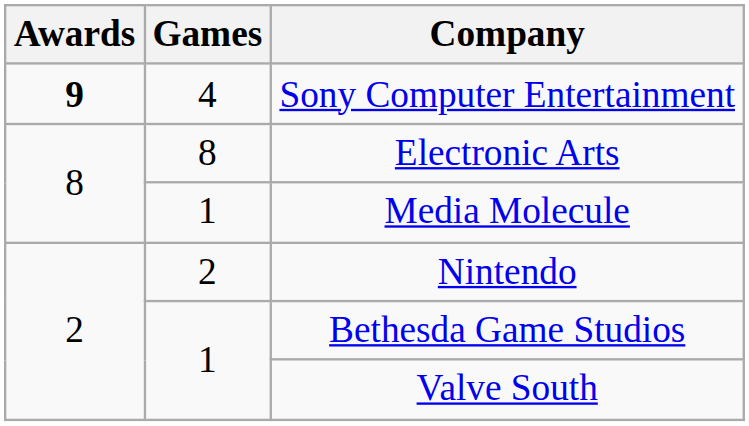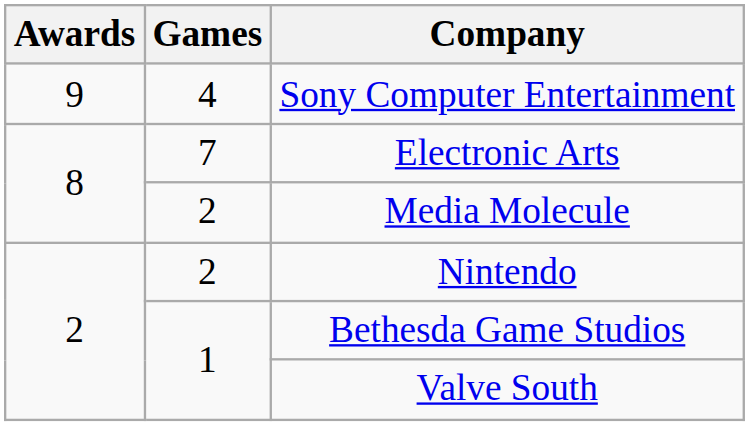(75, 93) bold -> (75, 93) normal
(207, 152) 8 -> (207, 152) 7
(207, 211) 1 -> (207, 211) 2
